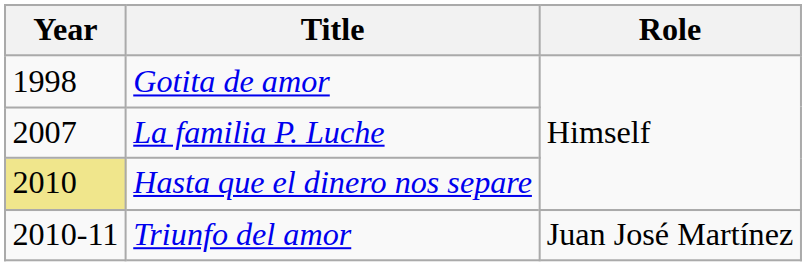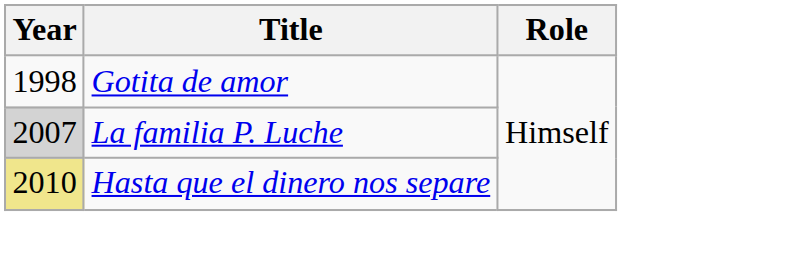(45, 132) no background -> (45, 132) lightgrey background
- row: (242, 234)
